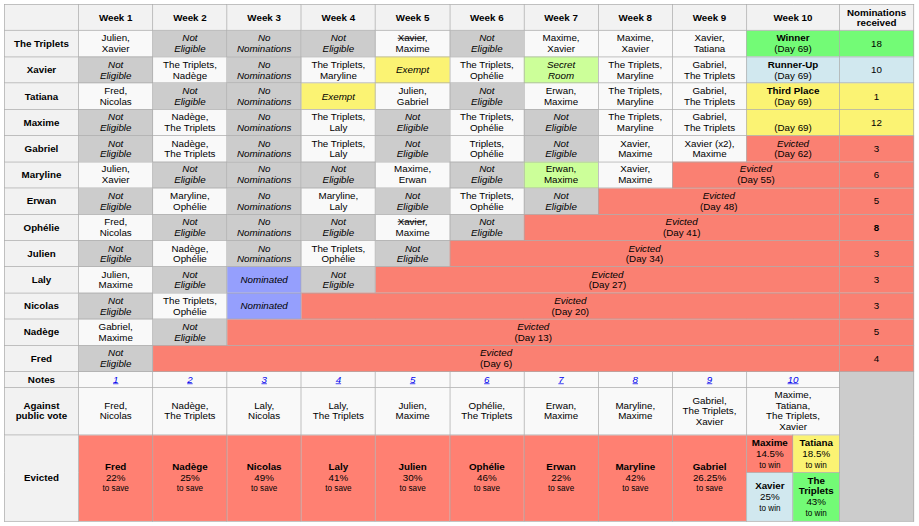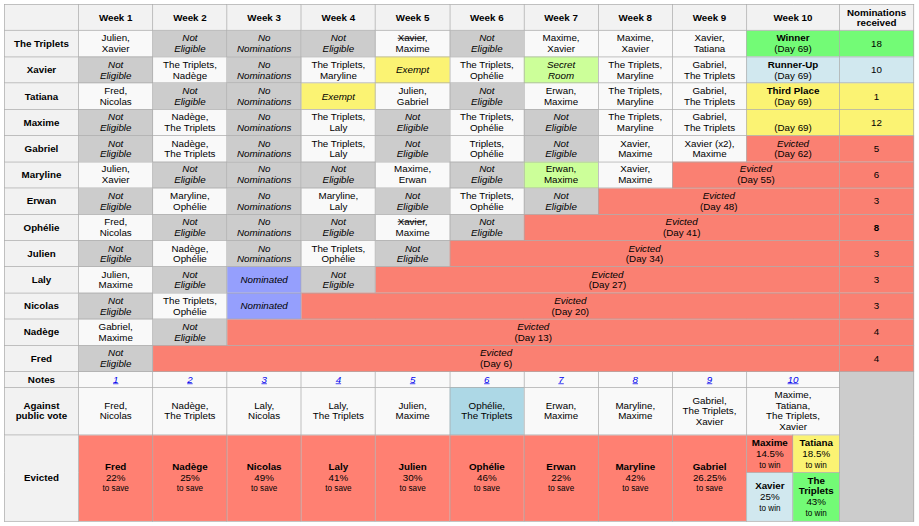(877, 148) 3 -> (877, 148) 5
(877, 201) 5 -> (877, 201) 3
(877, 332) 5 -> (877, 332) 4
(487, 411) no background -> (487, 411) lightblue background
